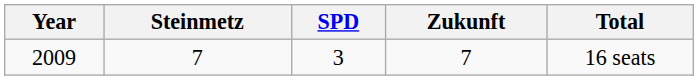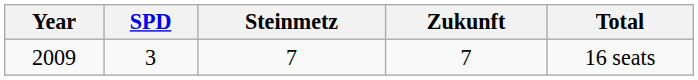columns swapped: (338, 22) <-> (197, 22)
